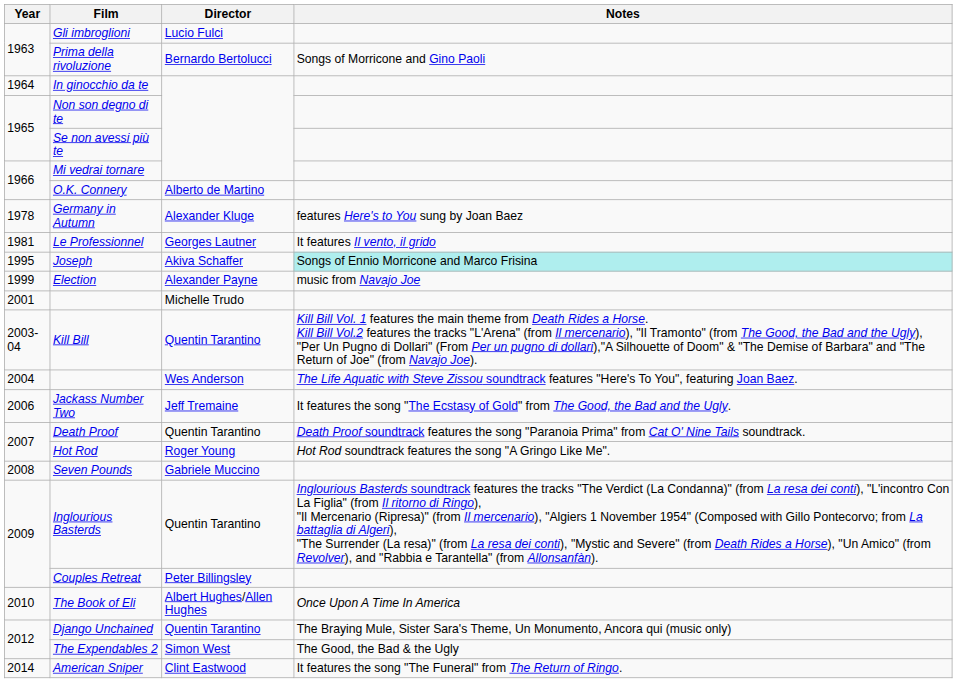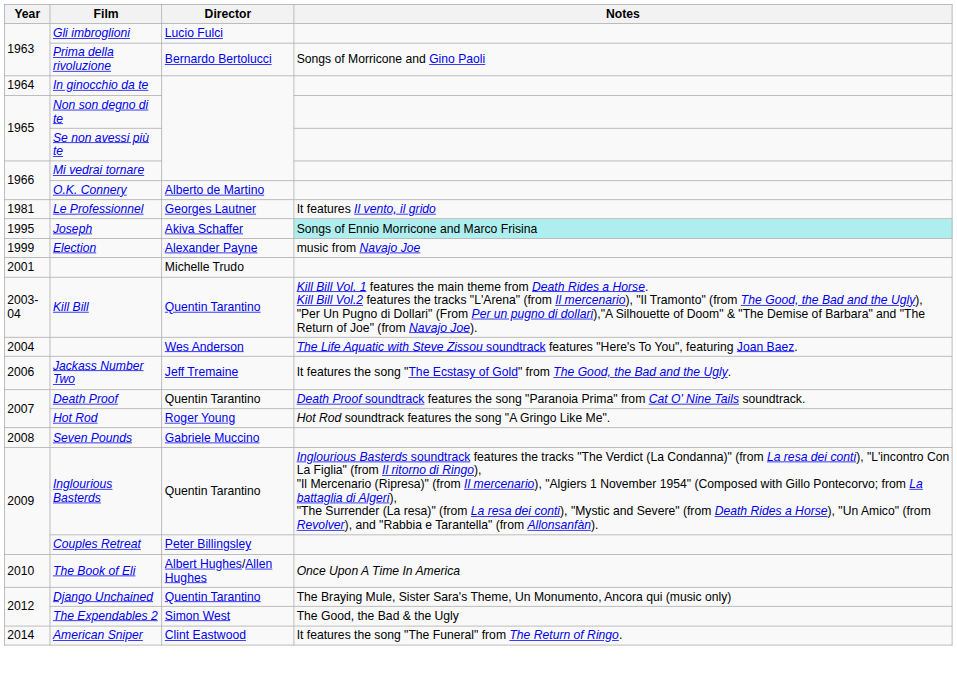- row: (21, 216)
